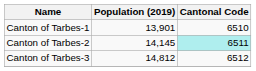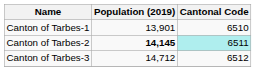(160, 43) normal -> (160, 43) bold
(160, 58) 14,812 -> (160, 58) 14,712
